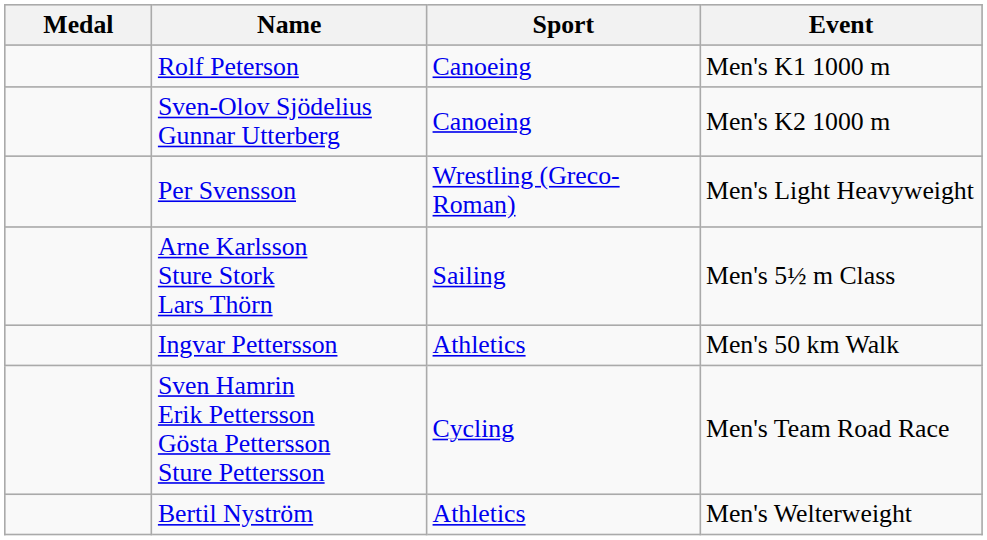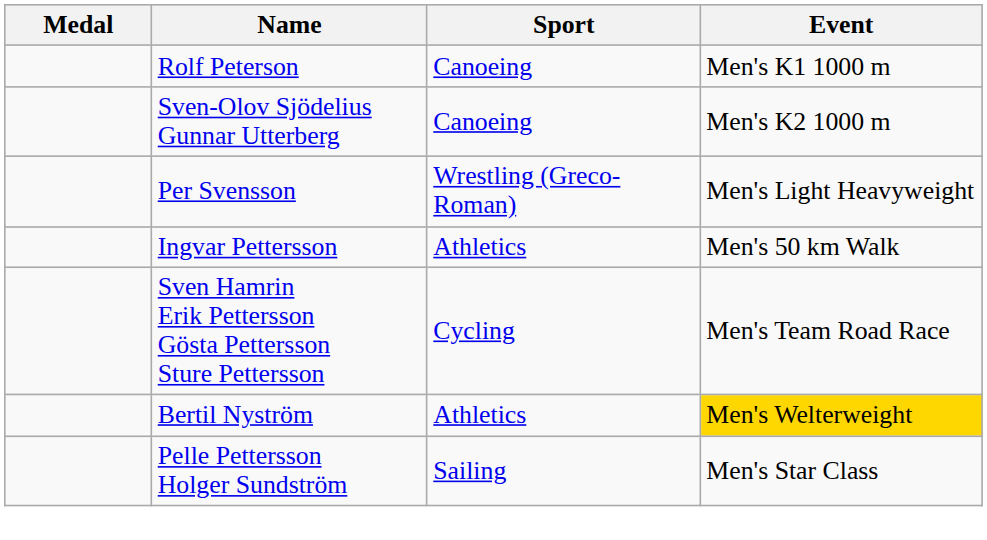- row: (233, 275)
(809, 513) no background -> (809, 414) gold background
+ row: (253, 470)
